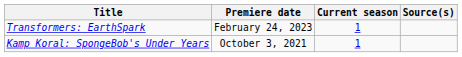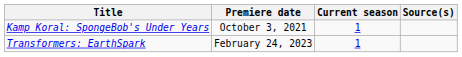rows swapped: (108, 44) <-> (76, 28)
